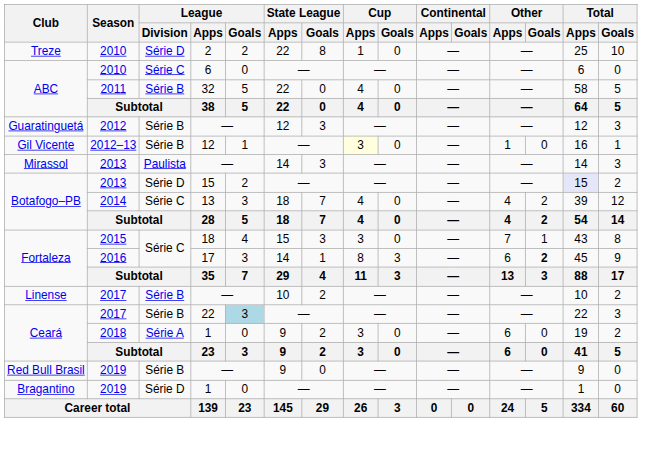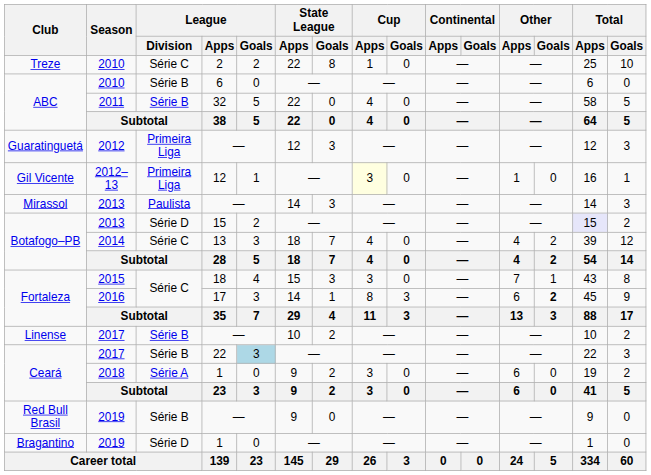(165, 51) Série D -> (169, 64) Série C
(165, 70) Série C -> (169, 83) Série B
(165, 126) Série B -> (169, 146) Primeira Liga
(165, 145) Série B -> (169, 178) Primeira Liga
